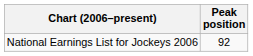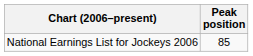(224, 42) 92 -> (224, 42) 85
